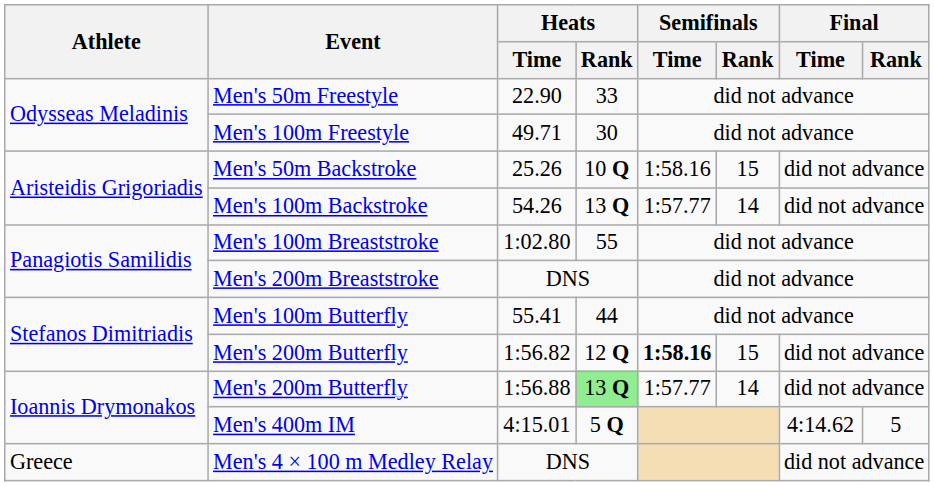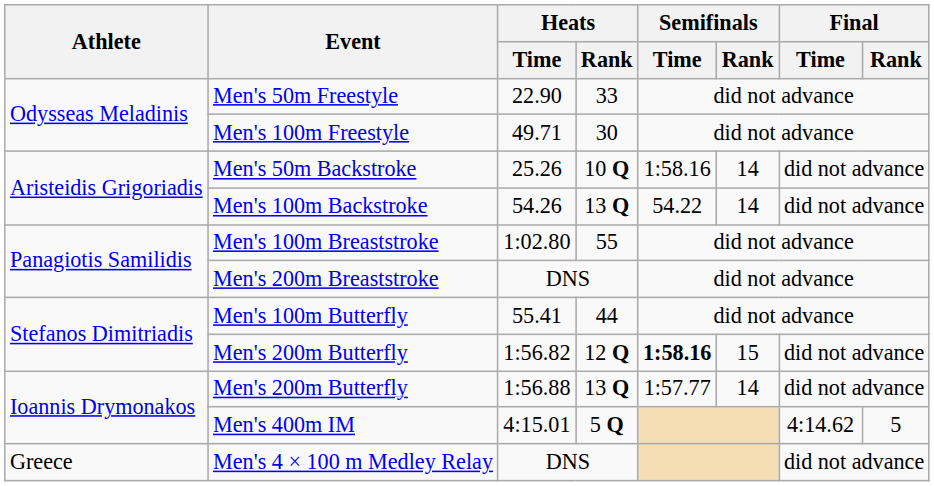(748, 169) 15 -> (748, 169) 14
(677, 206) 1:57.77 -> (677, 206) 54.22
(607, 388) lightgreen background -> (607, 388) no background
